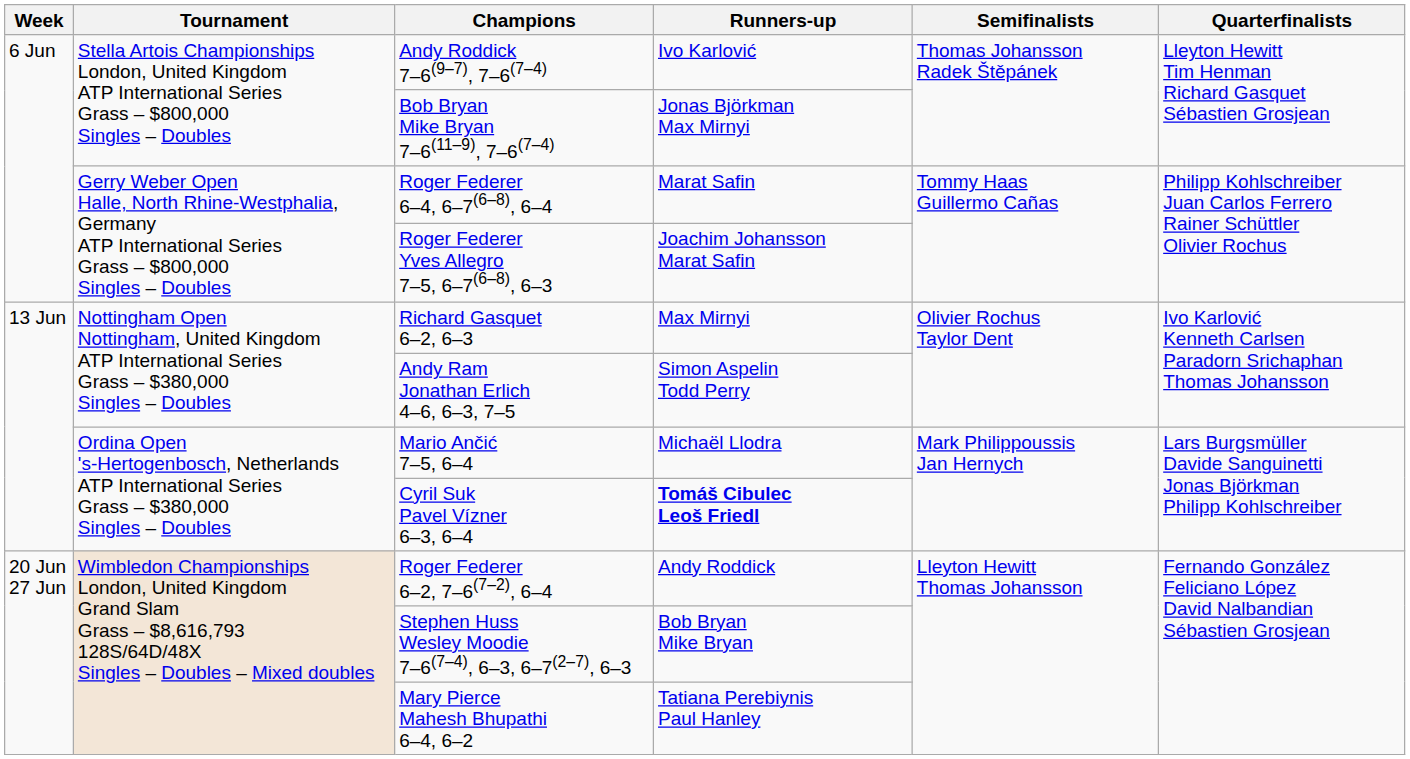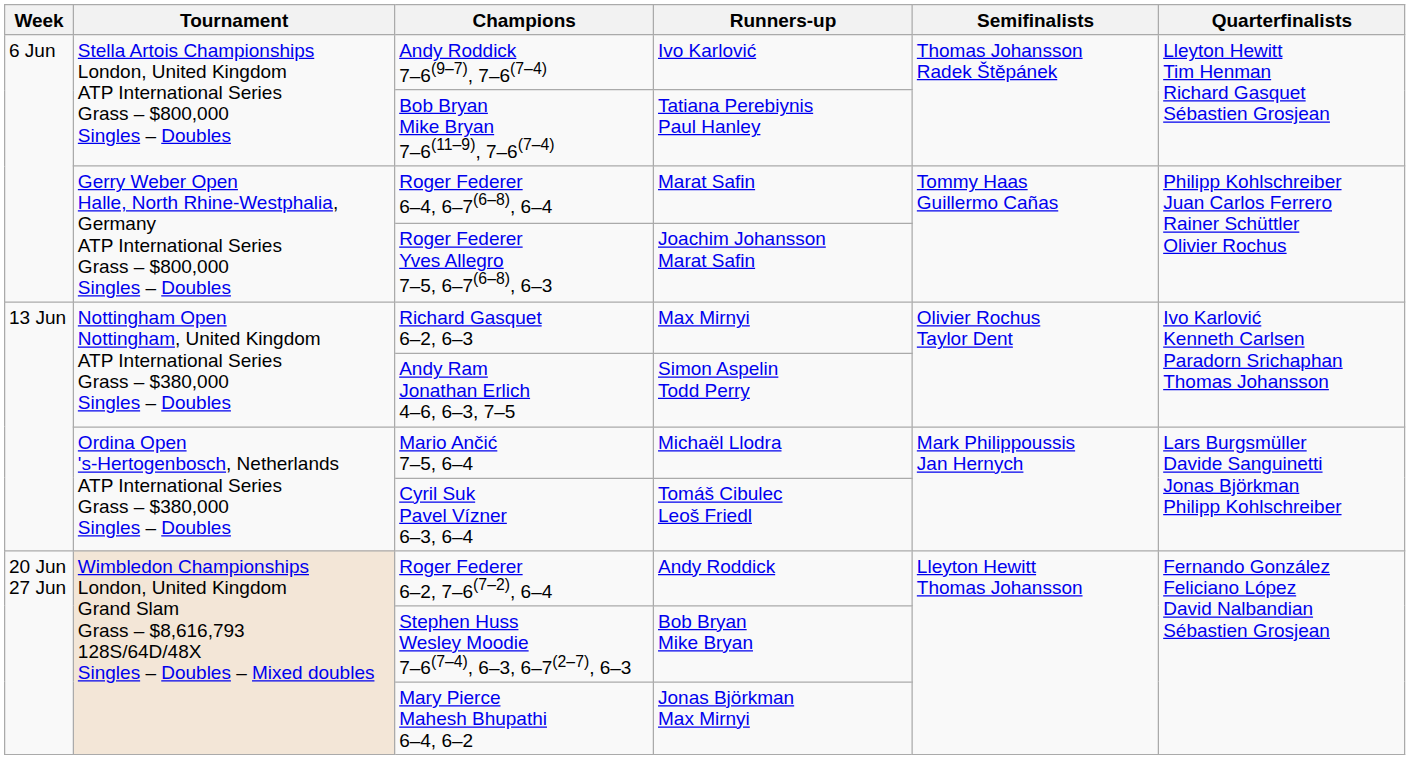(726, 116) Jonas Björkman Max Mirnyi -> (736, 116) Tatiana Perebiynis Paul Hanley
(725, 504) bold -> (720, 504) normal
(736, 708) Tatiana Perebiynis Paul Hanley -> (726, 708) Jonas Björkman Max Mirnyi
